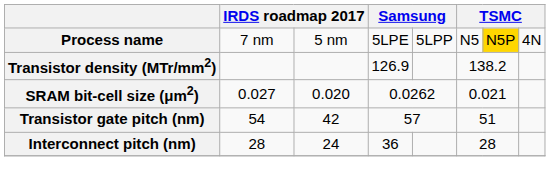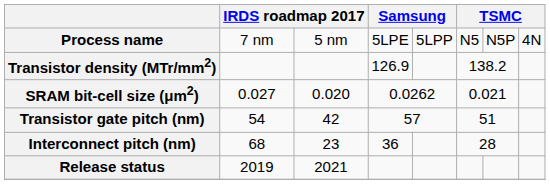(501, 40) gold background -> (501, 40) no background
(257, 143) 28 -> (257, 143) 68
(331, 143) 24 -> (331, 143) 23
+ row: (112, 167)
